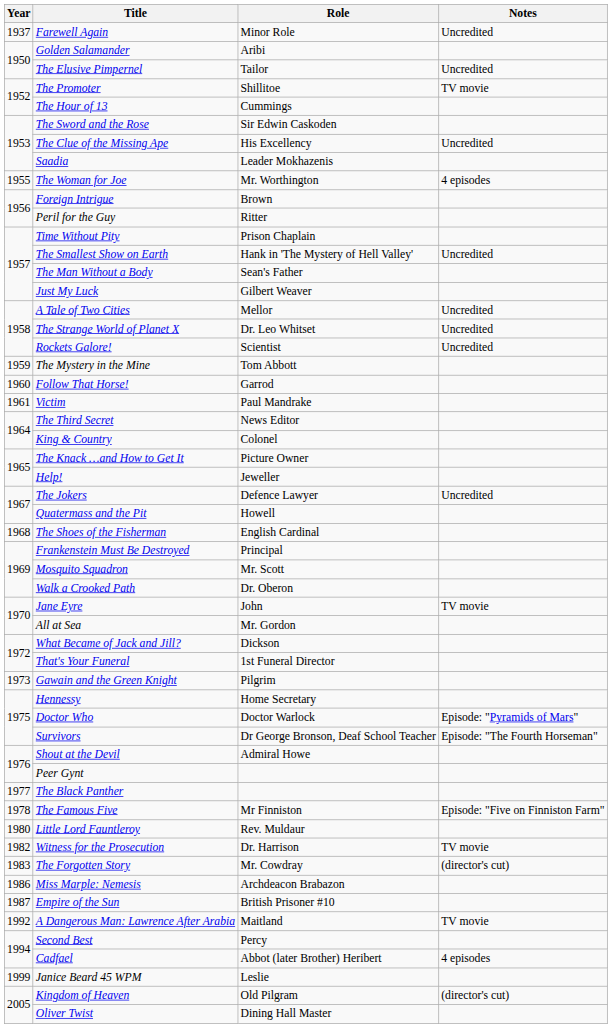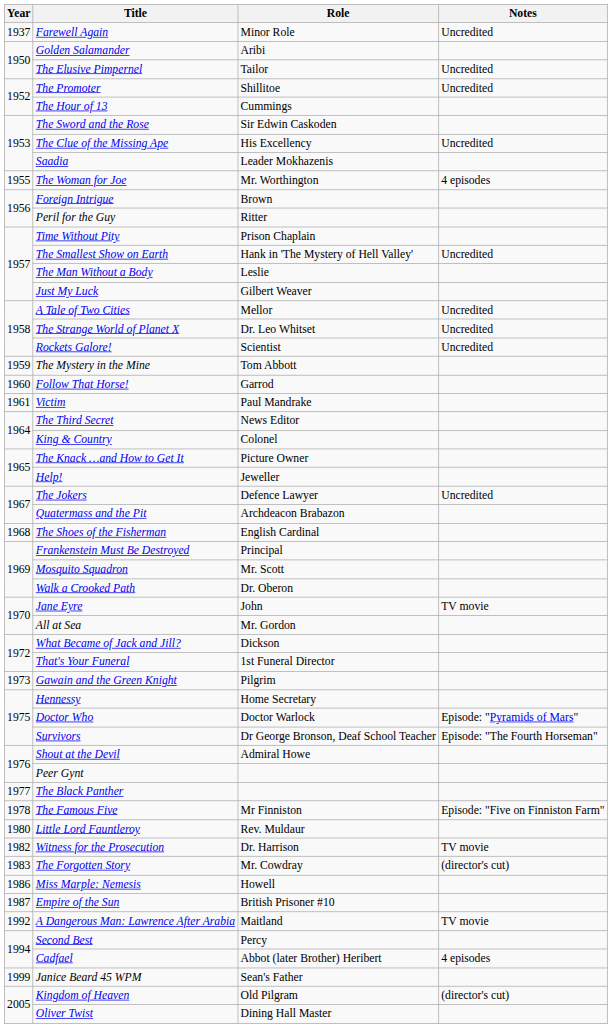(465, 87) TV movie -> (467, 87) Uncredited
(272, 273) Sean's Father -> (255, 273) Leslie
(258, 513) Howell -> (293, 513) Archdeacon Brabazon
(293, 884) Archdeacon Brabazon -> (258, 884) Howell
(255, 976) Leslie -> (272, 976) Sean's Father
